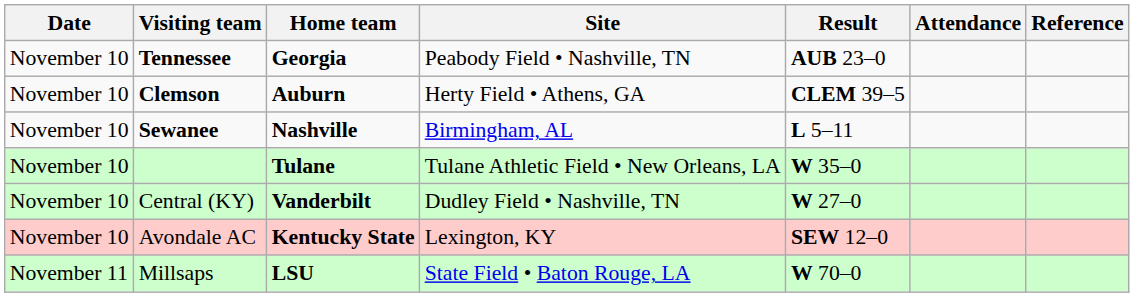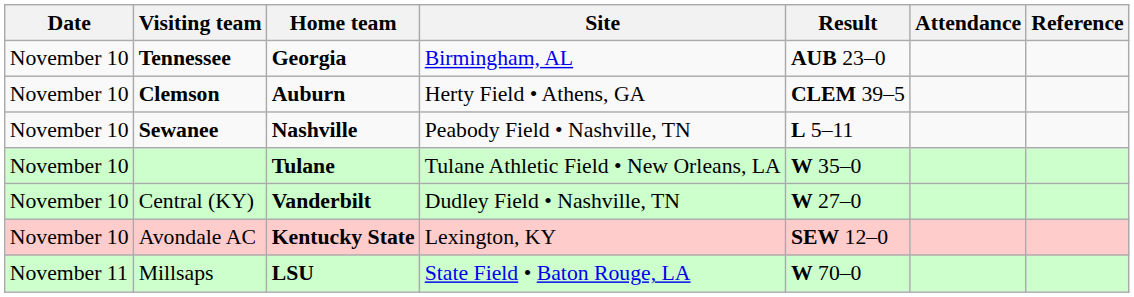(558, 58) Peabody Field • Nashville, TN -> (499, 58) Birmingham, AL
(499, 130) Birmingham, AL -> (558, 130) Peabody Field • Nashville, TN
